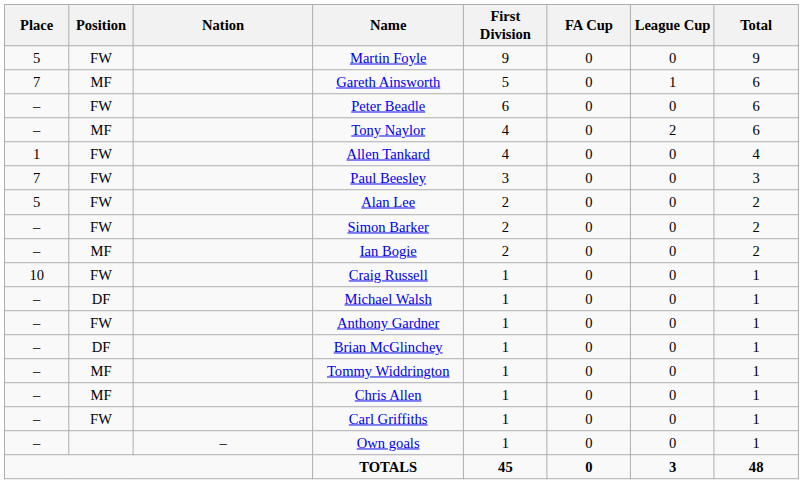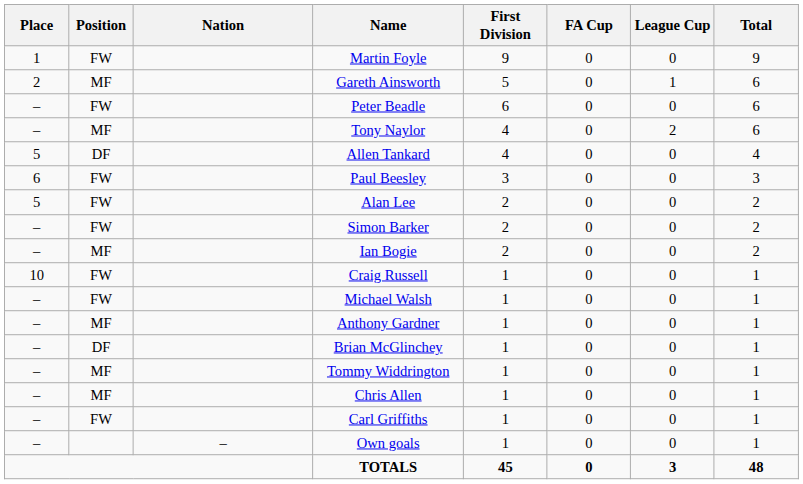(37, 58) 5 -> (37, 58) 1
(37, 82) 7 -> (37, 82) 2
(37, 154) 1 -> (37, 154) 5
(101, 154) FW -> (101, 154) DF
(37, 178) 7 -> (37, 178) 6
(101, 298) DF -> (101, 298) FW
(101, 322) FW -> (101, 322) MF
